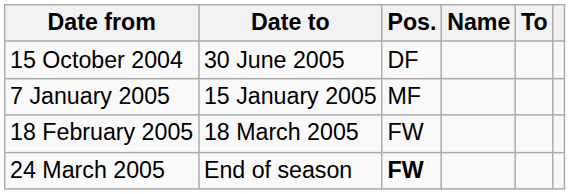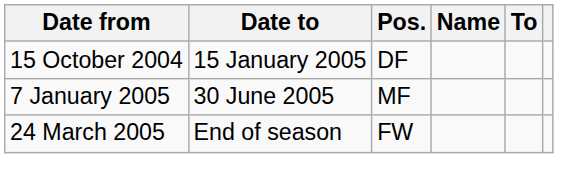(274, 59) 30 June 2005 -> (280, 59) 15 January 2005
(290, 96) 15 January 2005 -> (264, 96) 30 June 2005
- row: (102, 133)
(405, 170) bold -> (395, 133) normal
